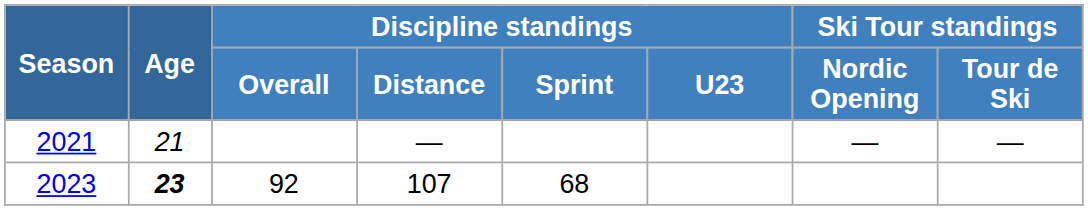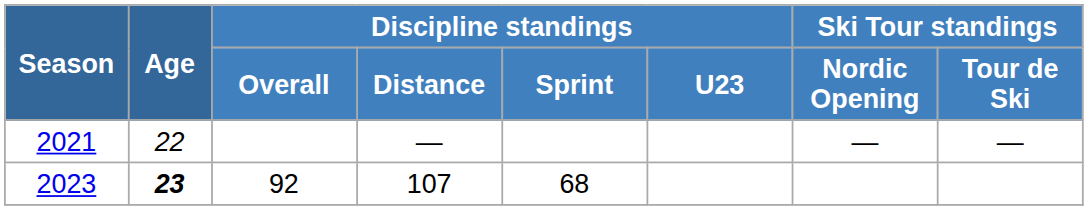(170, 142) 21 -> (170, 142) 22
